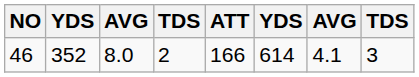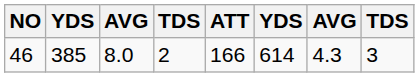(69, 54) 352 -> (69, 54) 385
(327, 54) 4.1 -> (327, 54) 4.3
